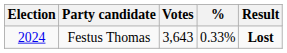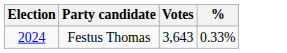- column: (261, 15)
